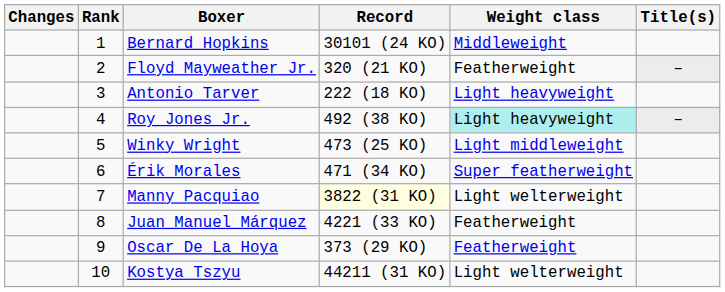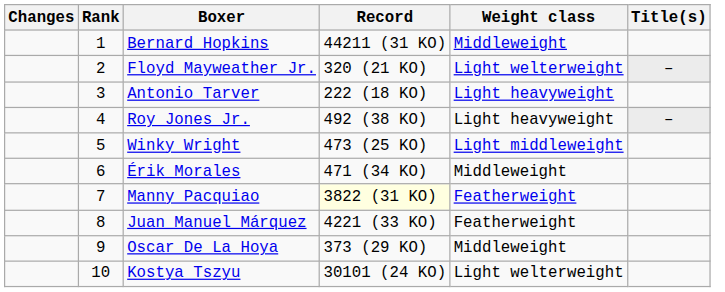(385, 43) 30101 (24 KO) -> (385, 43) 44211 (31 KO)
(515, 69) Featherweight -> (539, 69) Light welterweight
(534, 120) paleturquoise background -> (534, 120) no background
(543, 171) Super featherweight -> (510, 171) Middleweight
(539, 197) Light welterweight -> (515, 197) Featherweight
(515, 248) Featherweight -> (510, 248) Middleweight
(385, 274) 44211 (31 KO) -> (385, 274) 30101 (24 KO)
